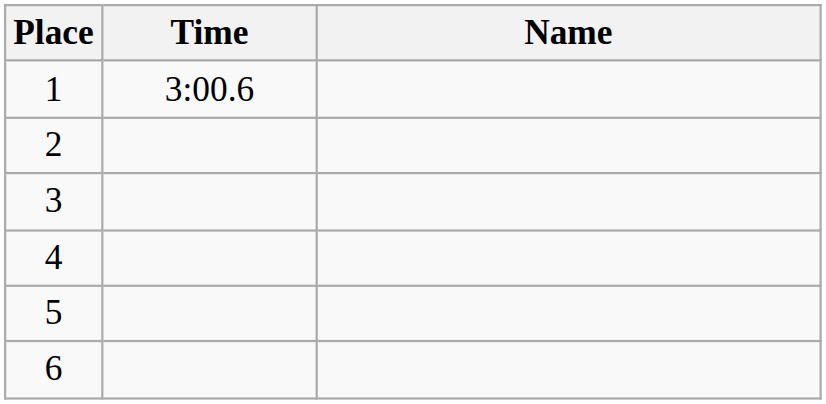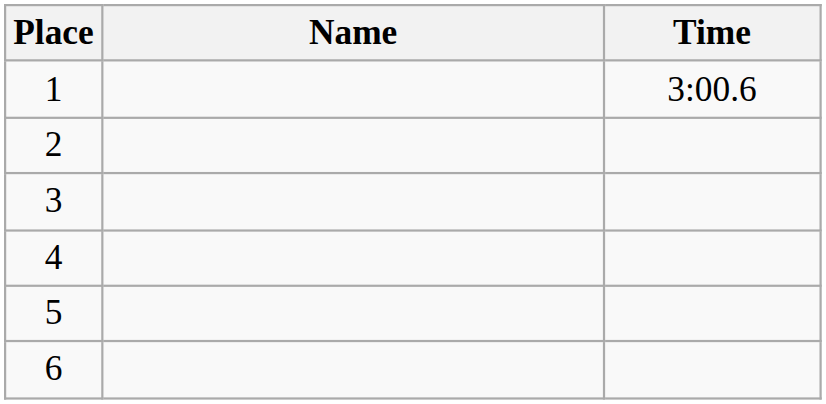columns swapped: (568, 32) <-> (209, 32)
